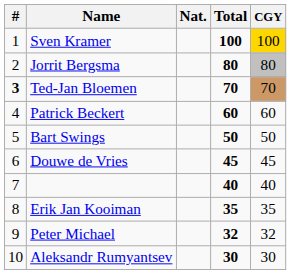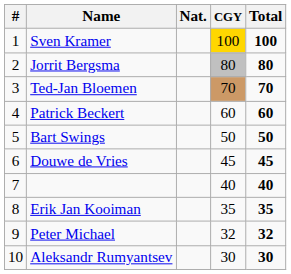columns swapped: (268, 17) <-> (231, 16)
(16, 88) bold -> (16, 88) normal
